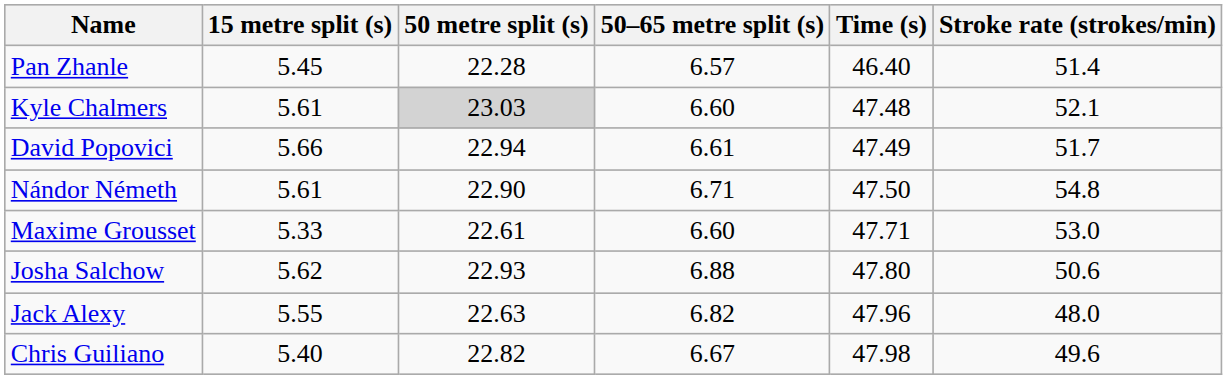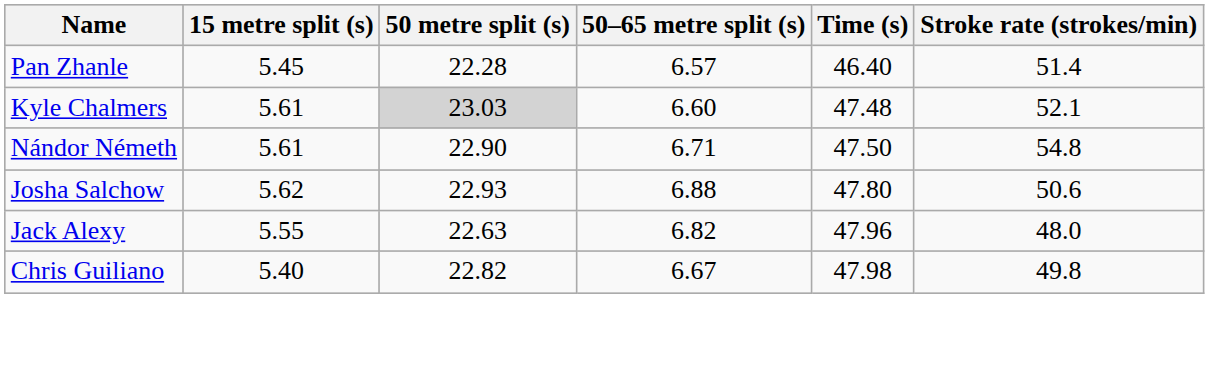- row: (92, 148)
- row: (103, 230)
(1077, 353) 49.6 -> (1059, 271) 49.8
